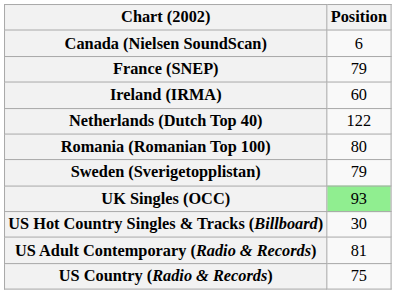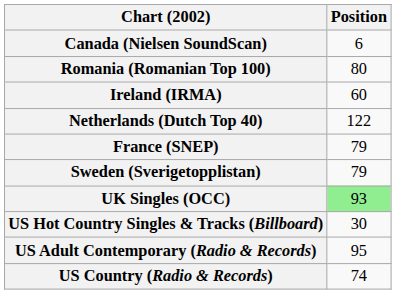rows swapped: (166, 69) <-> (166, 146)
(359, 250) 81 -> (359, 250) 95
(359, 276) 75 -> (359, 276) 74
